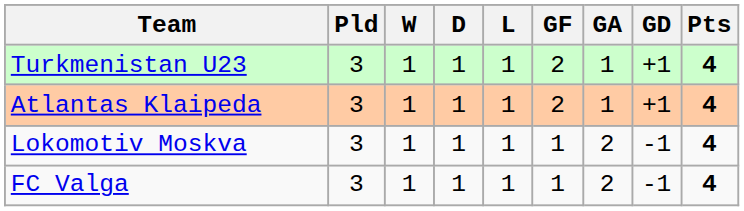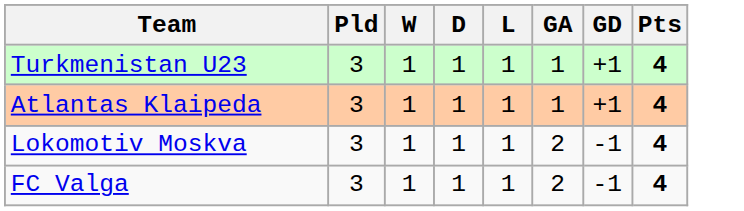- column: (558, 25)
